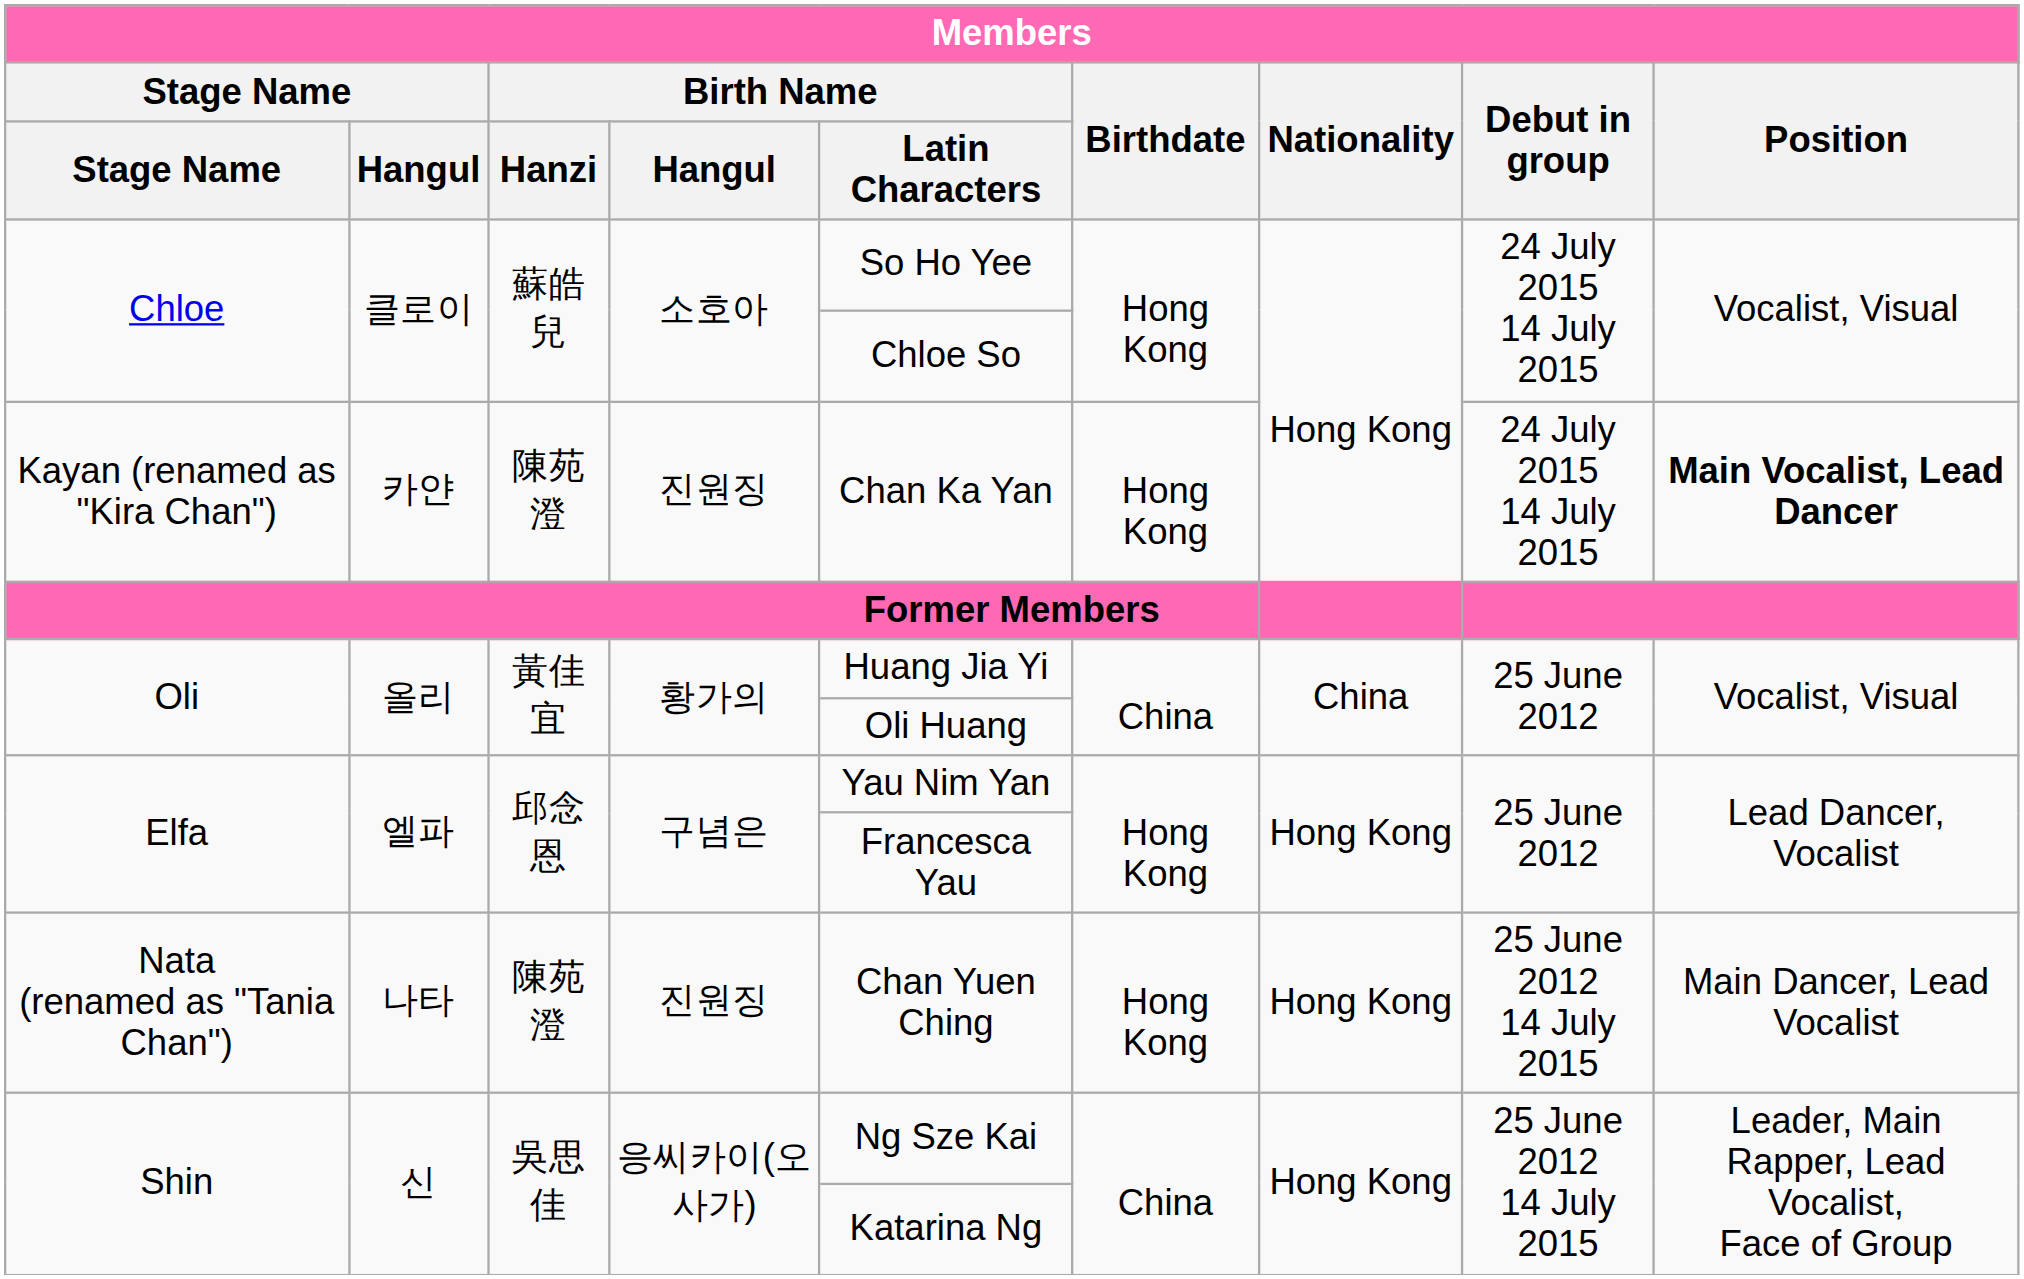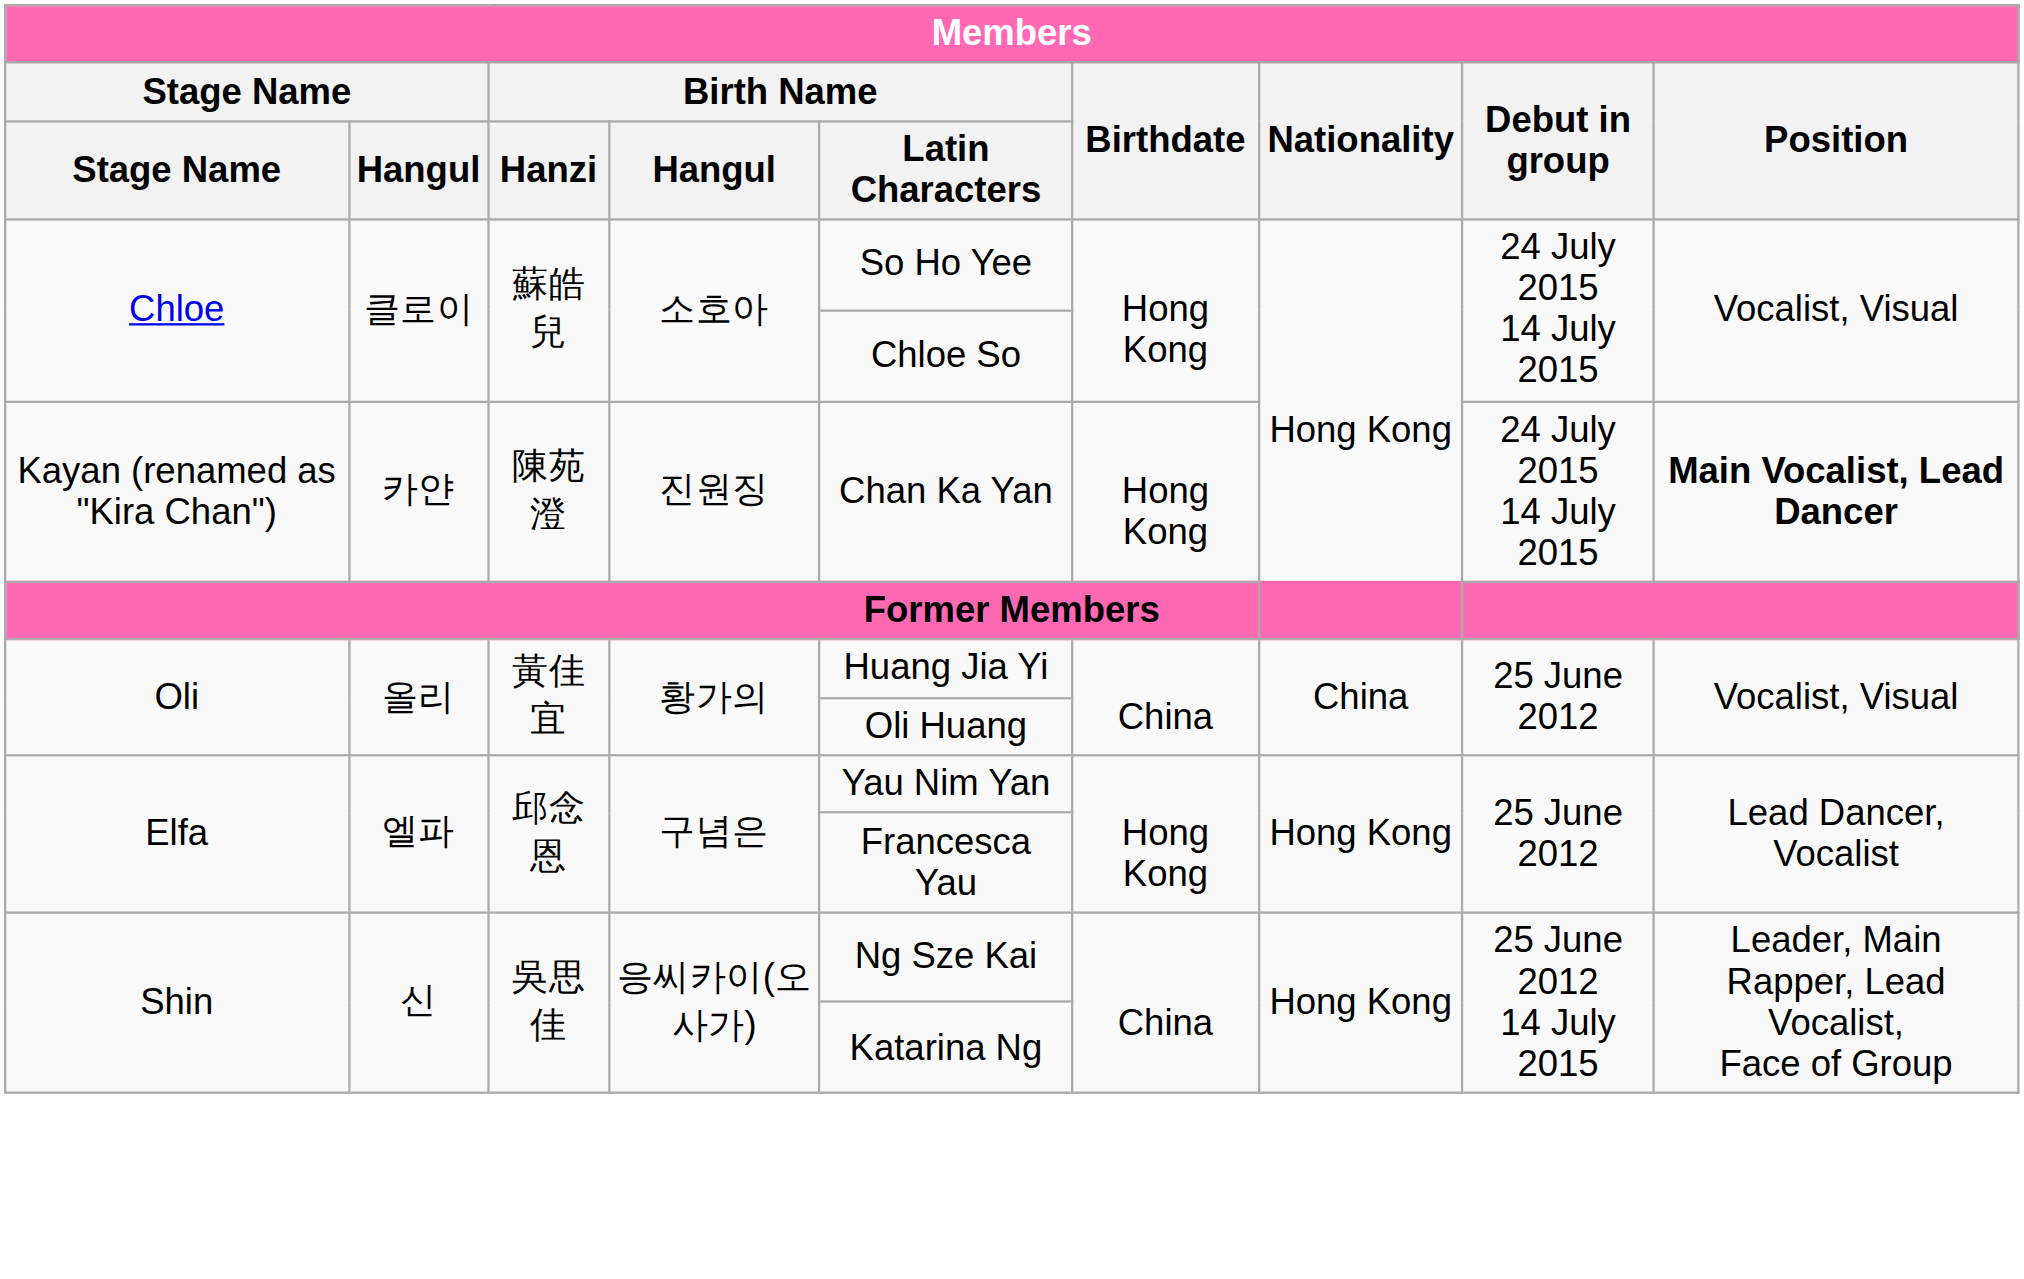- row: (177, 1001)
